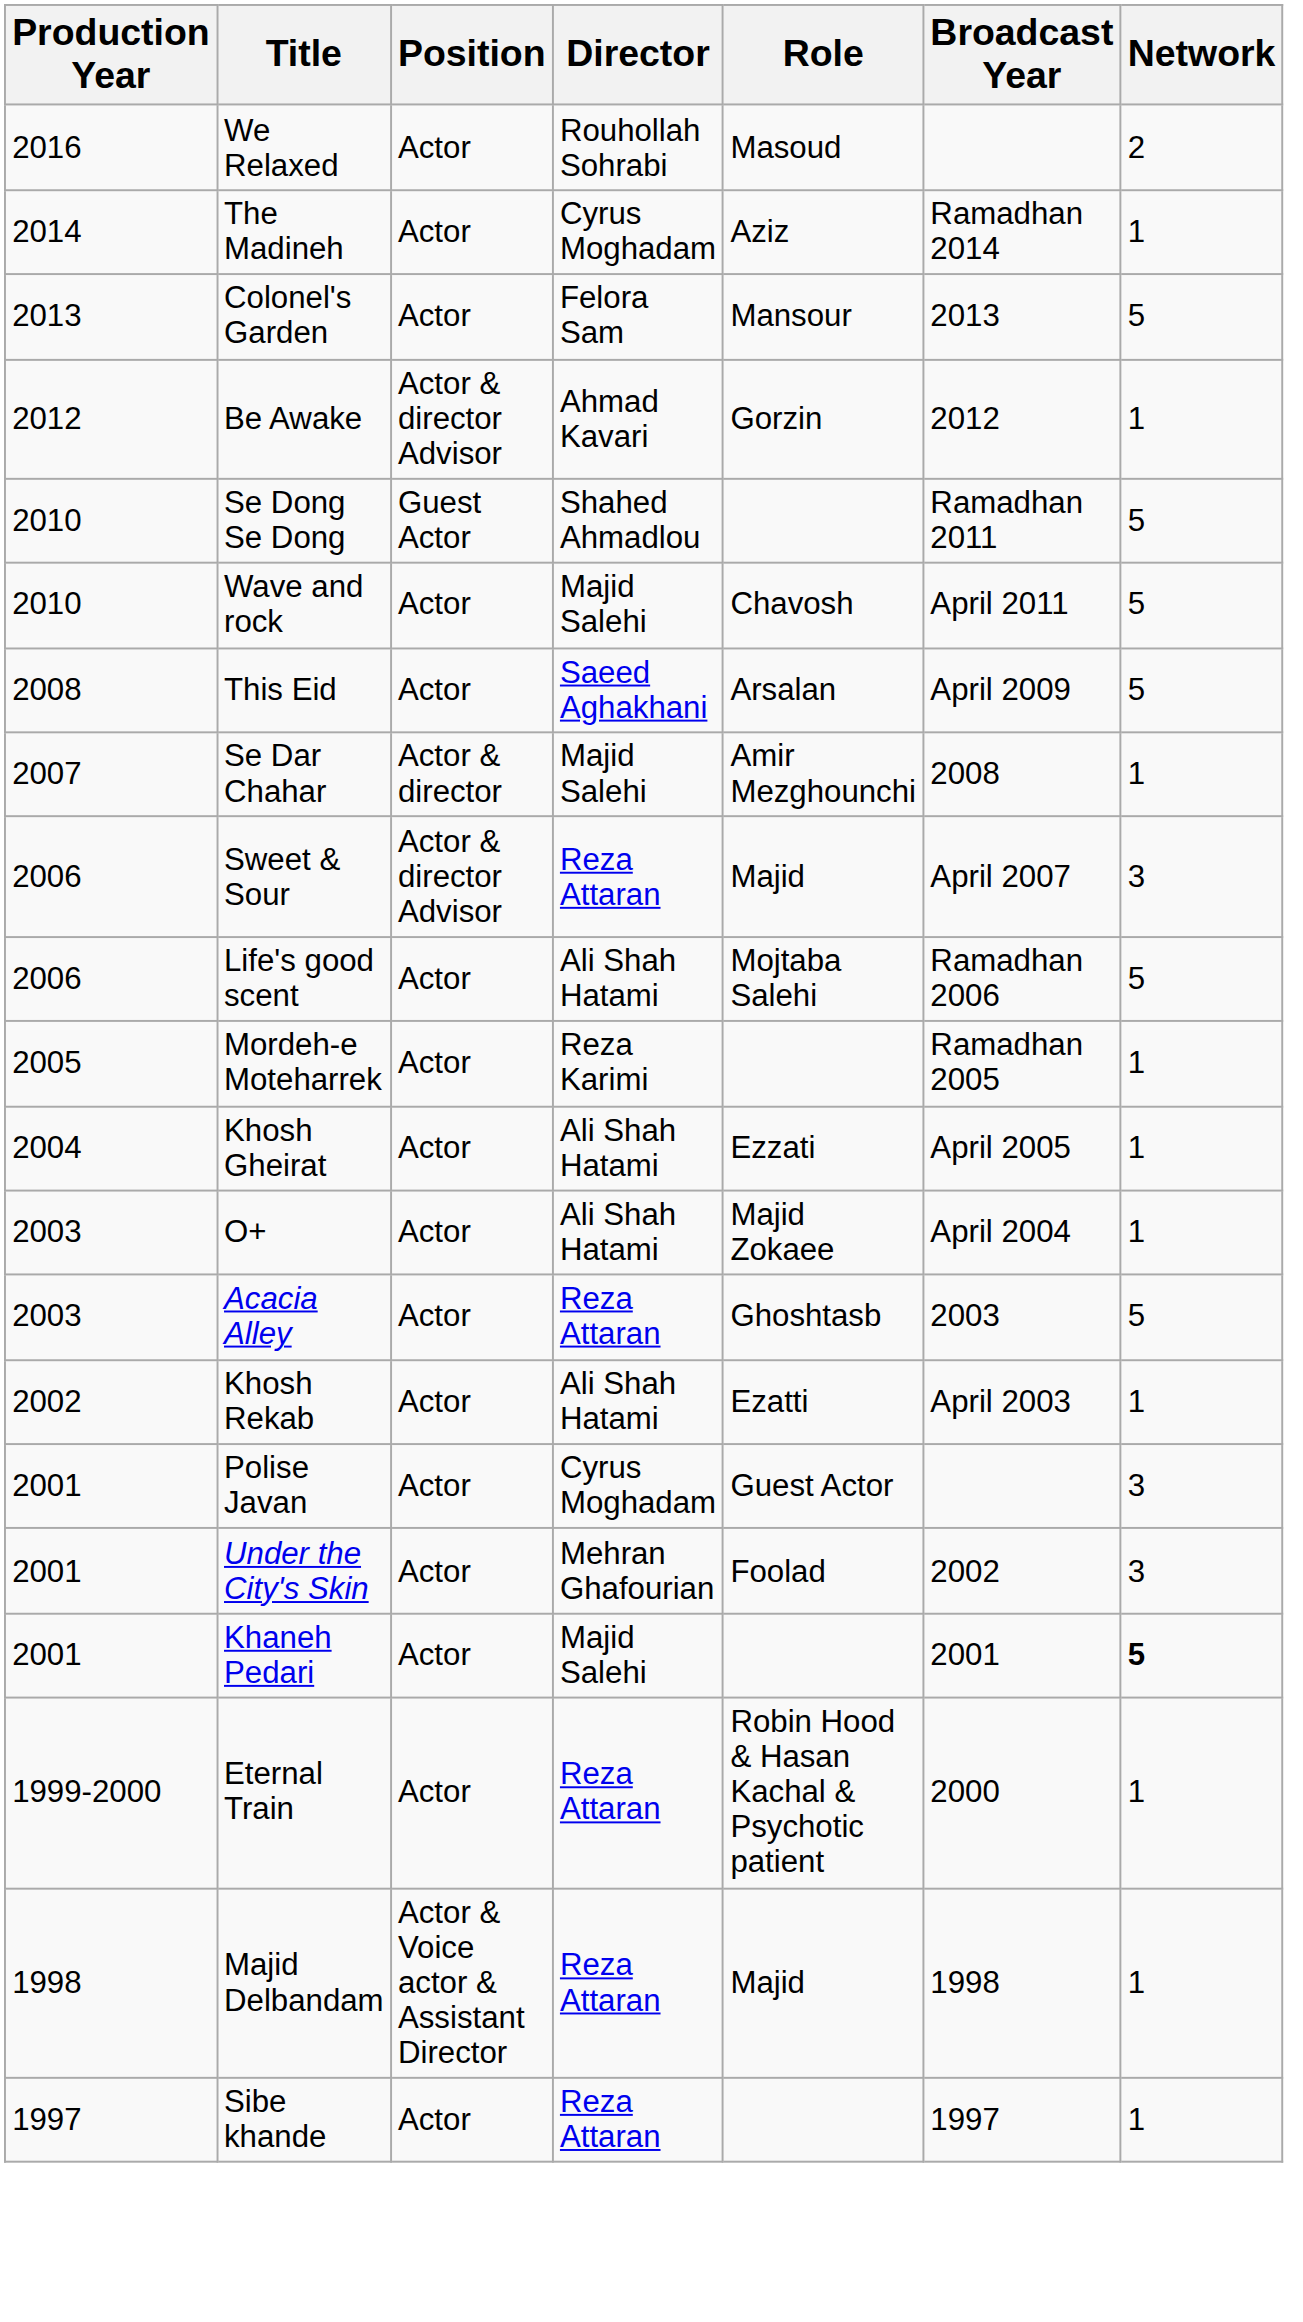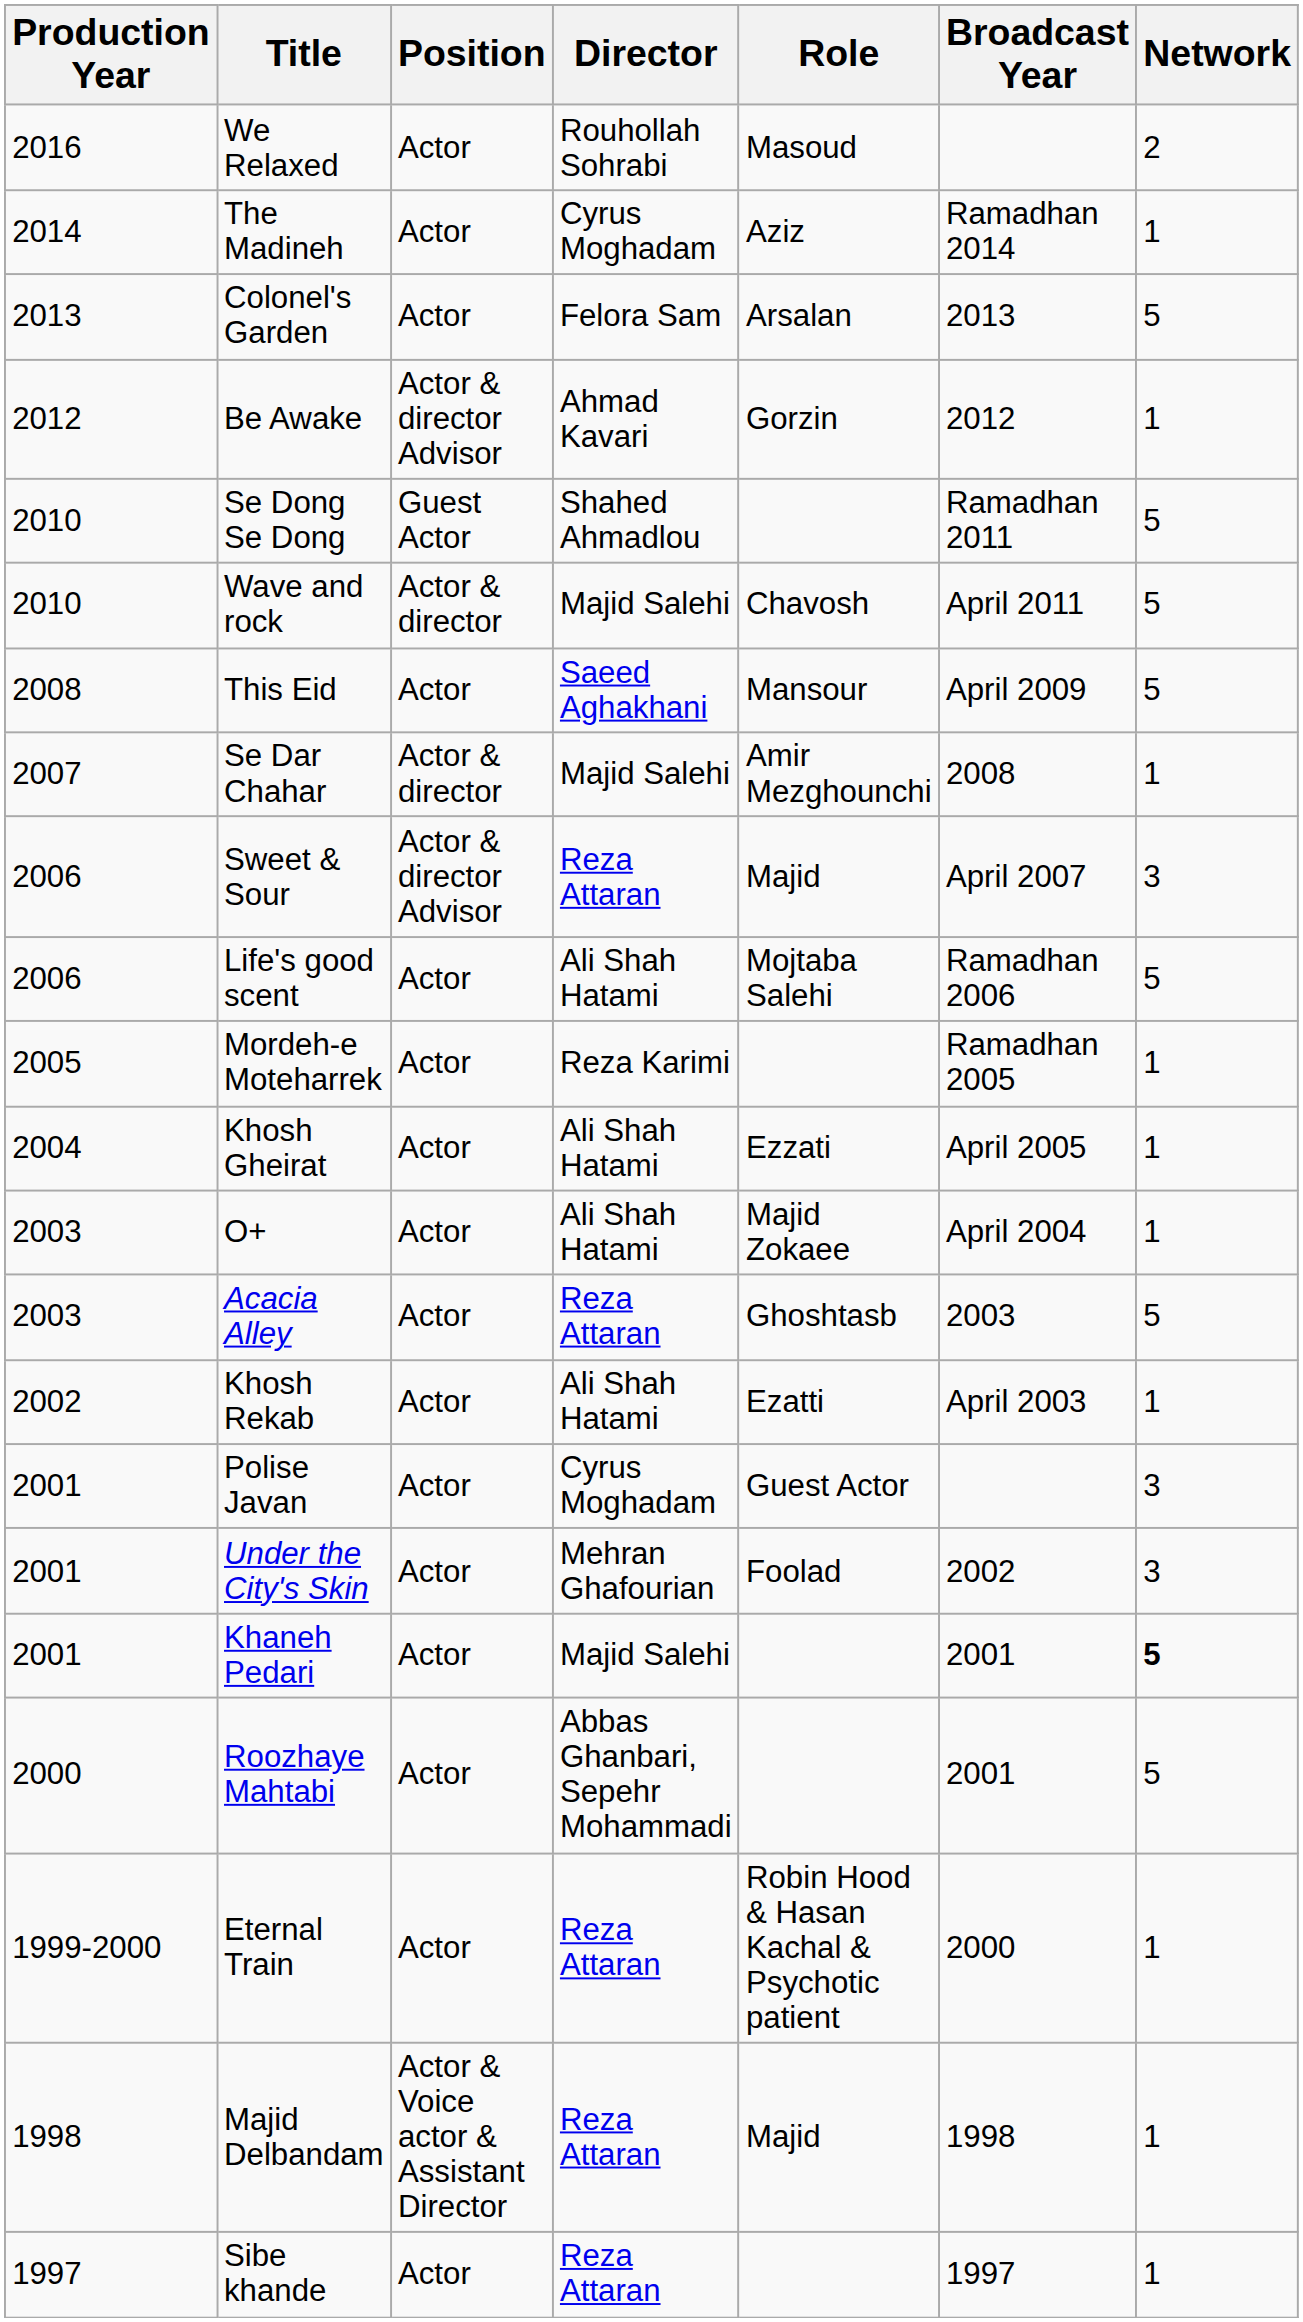(791, 316) Mansour -> (799, 316) Arsalan
(434, 604) Actor -> (450, 604) Actor & director
(783, 689) Arsalan -> (807, 689) Mansour
+ row: (294, 1774)
